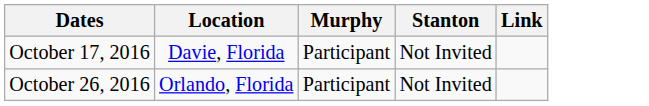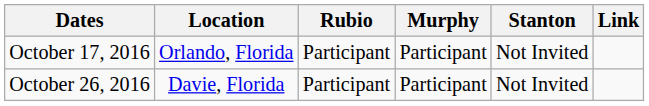+ column: (346, 20)
(226, 52) Davie, Florida -> (226, 52) Orlando, Florida
(226, 84) Orlando, Florida -> (226, 84) Davie, Florida
